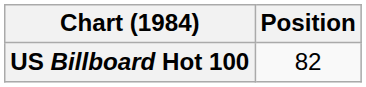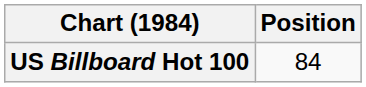(308, 61) 82 -> (308, 61) 84
